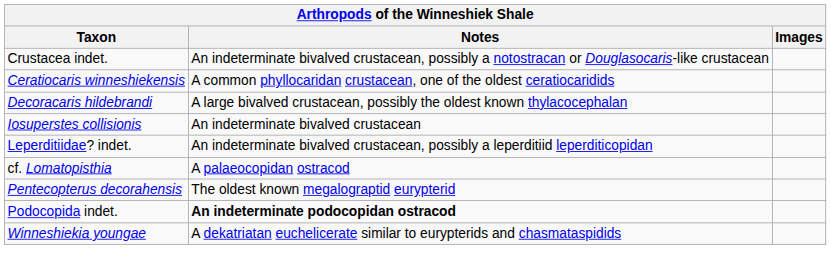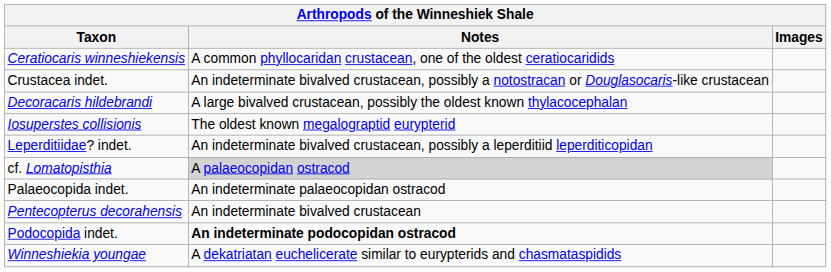rows swapped: (96, 80) <-> (58, 59)
(306, 124) An indeterminate bivalved crustacean -> (323, 124) The oldest known megalograptid eurypterid
(271, 168) no background -> (271, 168) lightgrey background
+ row: (68, 189)
(323, 189) The oldest known megalograptid eurypterid -> (306, 211) An indeterminate bivalved crustacean
